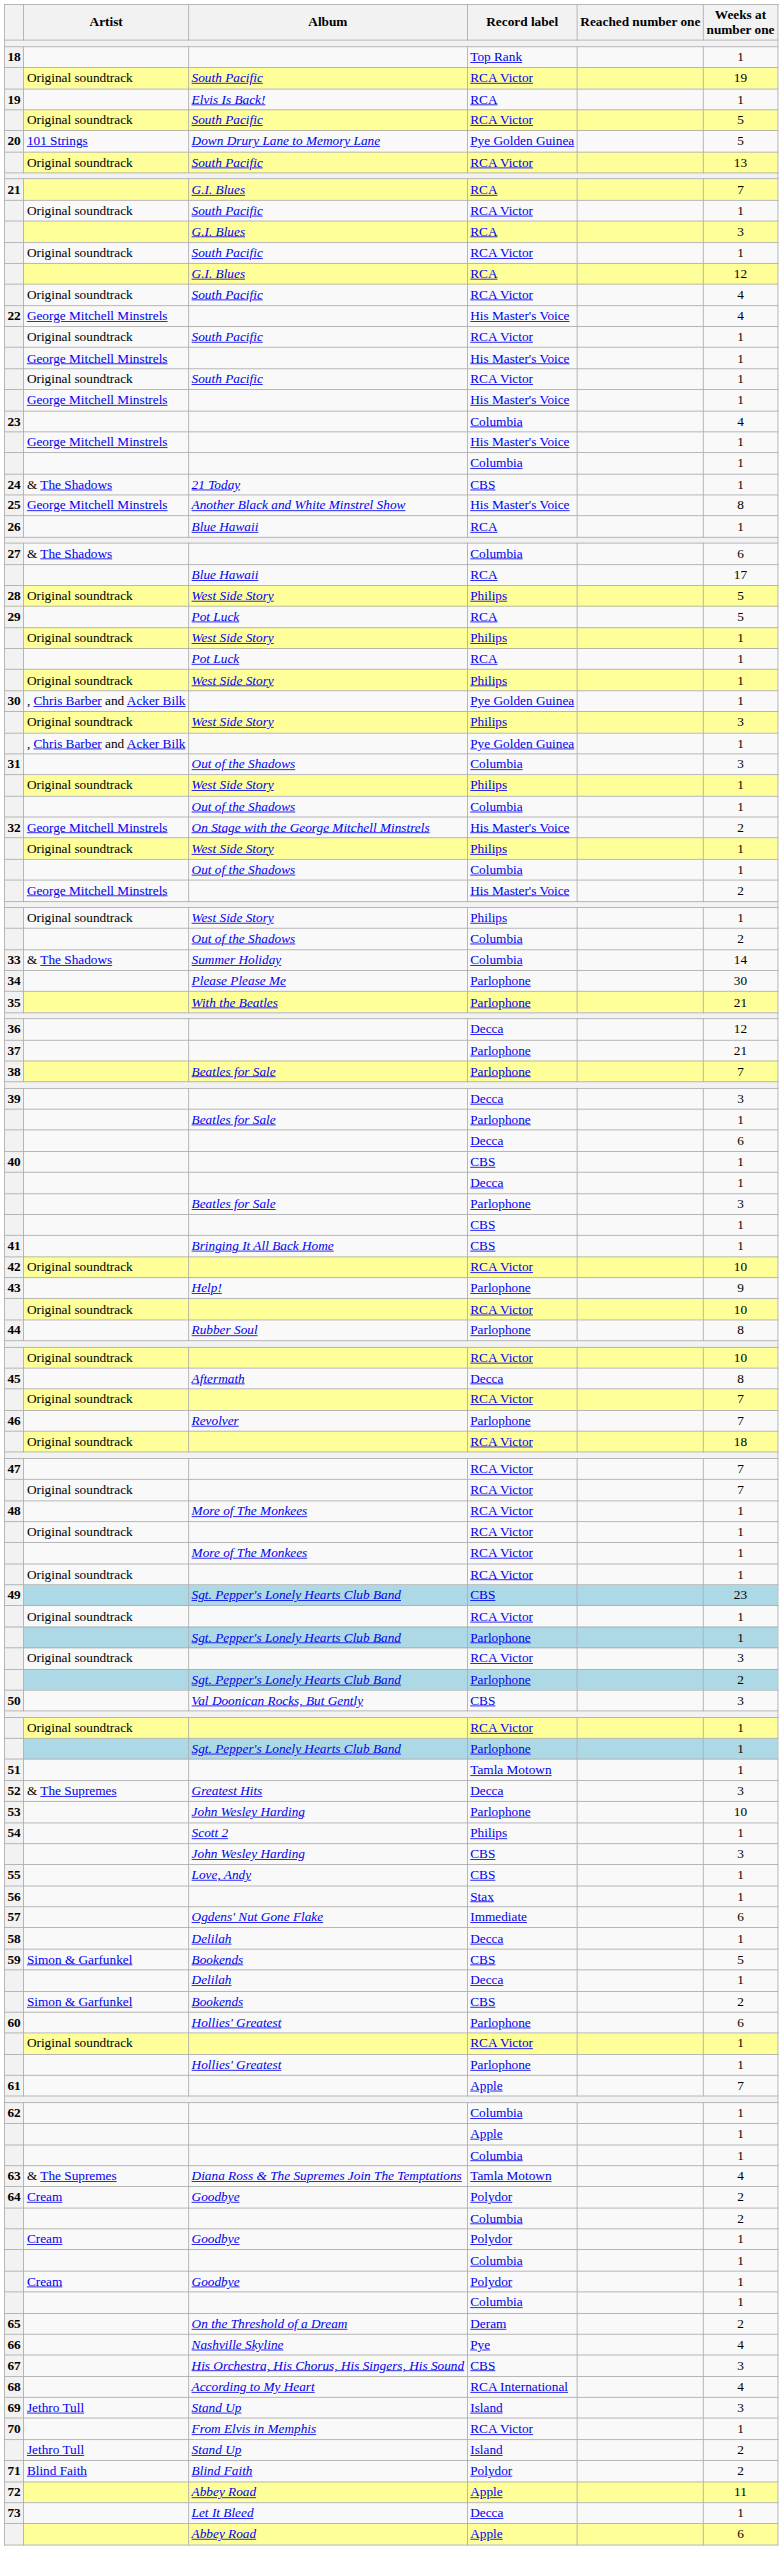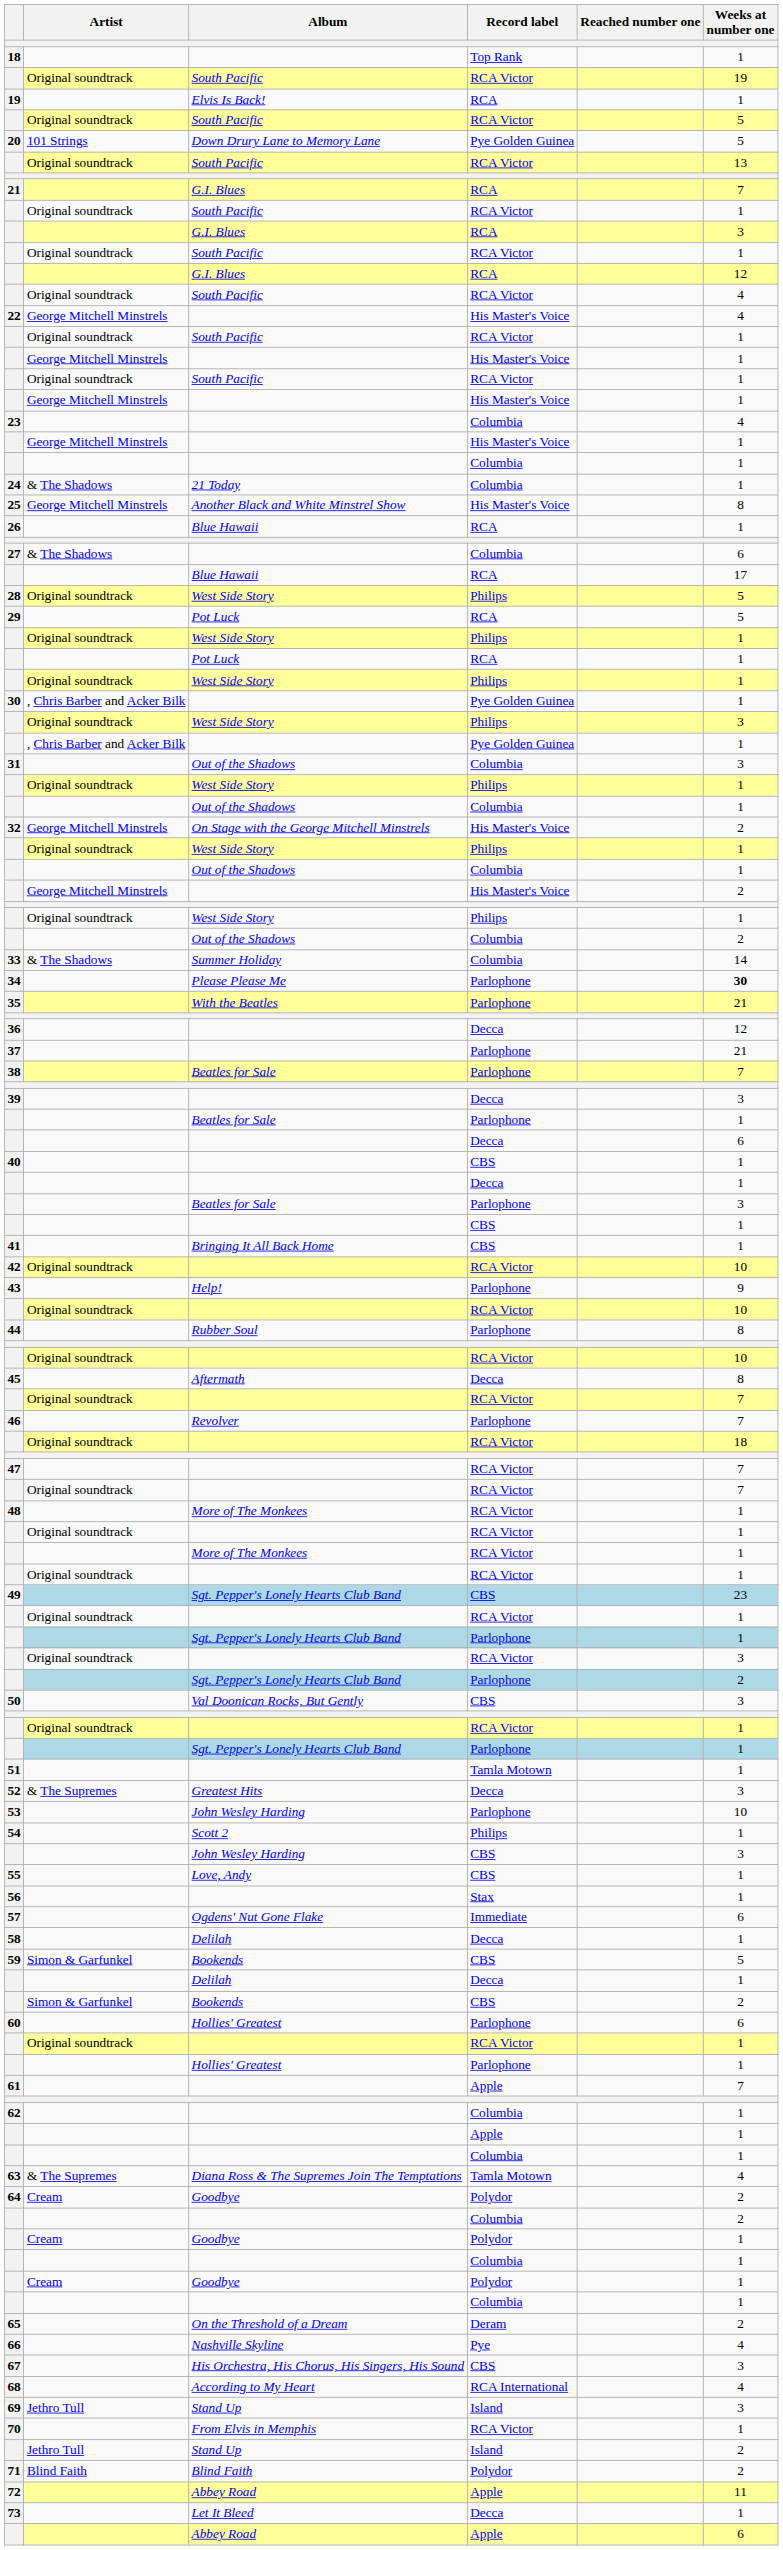(483, 484) CBS -> (496, 484) Columbia
(740, 981) normal -> (740, 981) bold
